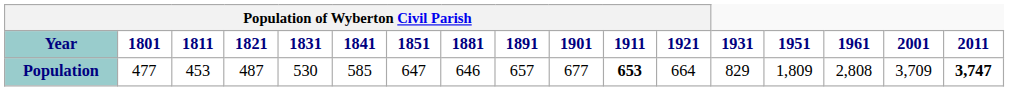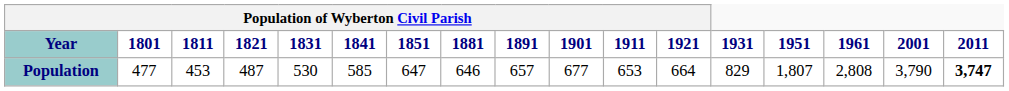(630, 71) bold -> (630, 71) normal
(794, 71) 1,809 -> (794, 71) 1,807
(914, 71) 3,709 -> (914, 71) 3,790
